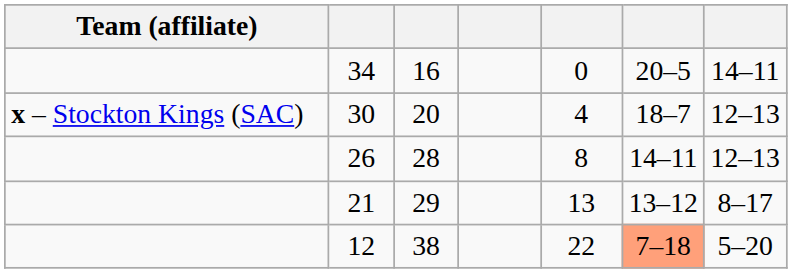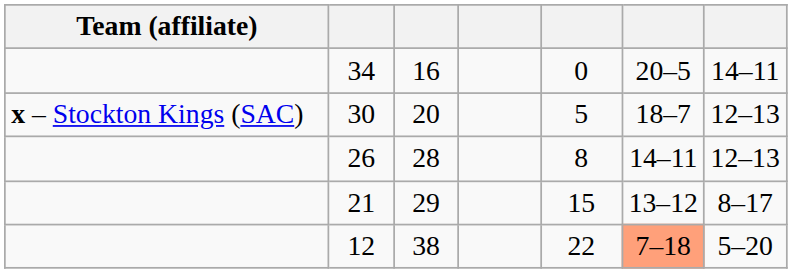(581, 114) 4 -> (581, 114) 5
(581, 202) 13 -> (581, 202) 15
